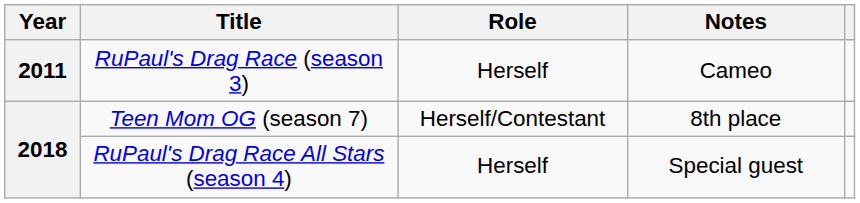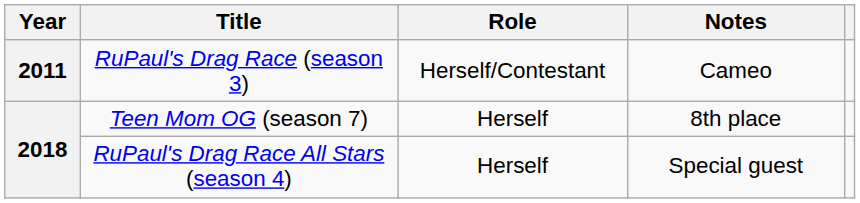(513, 70) Herself -> (513, 70) Herself/Contestant
(513, 118) Herself/Contestant -> (513, 118) Herself
